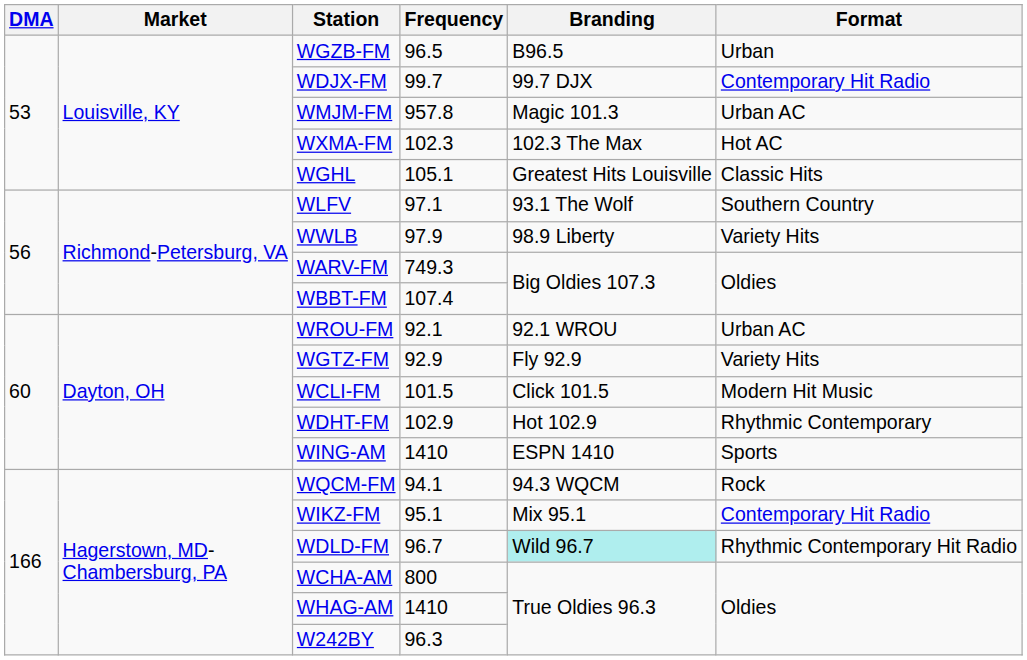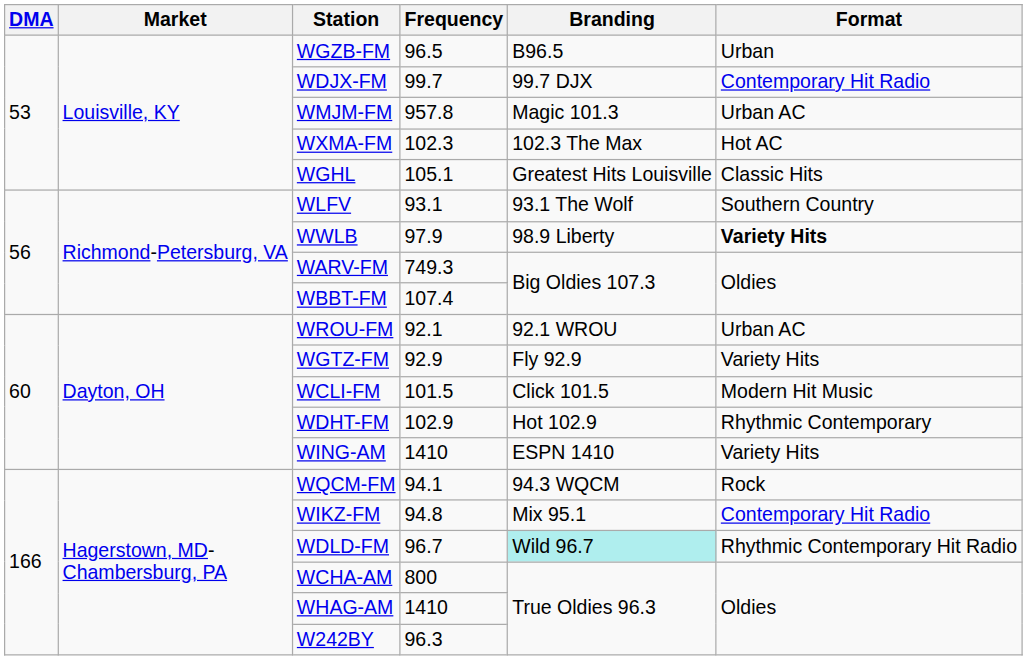(423, 205) 97.1 -> (423, 205) 93.1
(770, 236) normal -> (774, 236) bold
(749, 453) Sports -> (770, 453) Variety Hits
(423, 515) 95.1 -> (423, 515) 94.8
